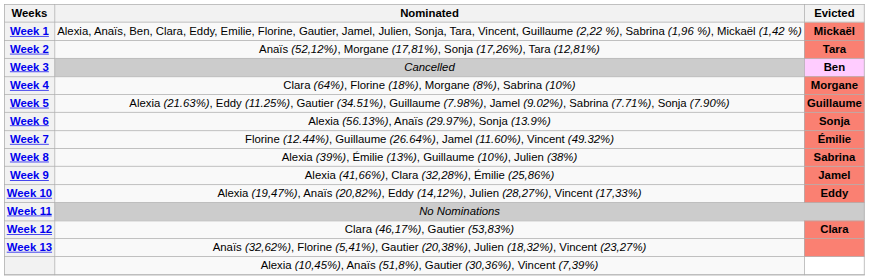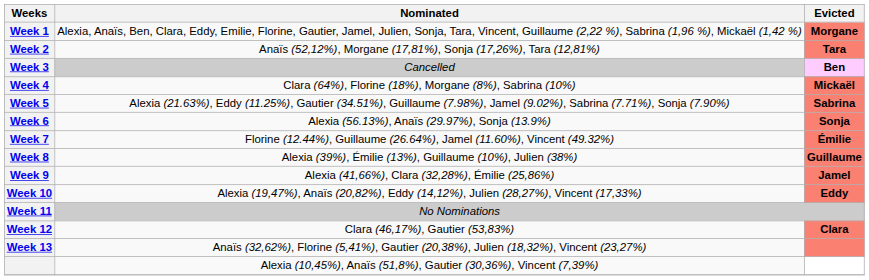(834, 31) Mickaël -> (834, 31) Morgane
(834, 85) Morgane -> (834, 85) Mickaël
(834, 103) Guillaume -> (834, 103) Sabrina
(834, 157) Sabrina -> (834, 157) Guillaume
